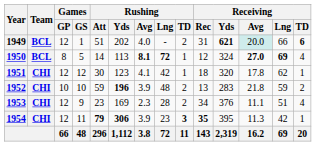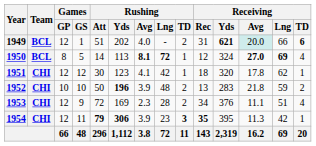(99, 88) 59 -> (99, 88) 50
(99, 103) 23 -> (99, 103) 72
